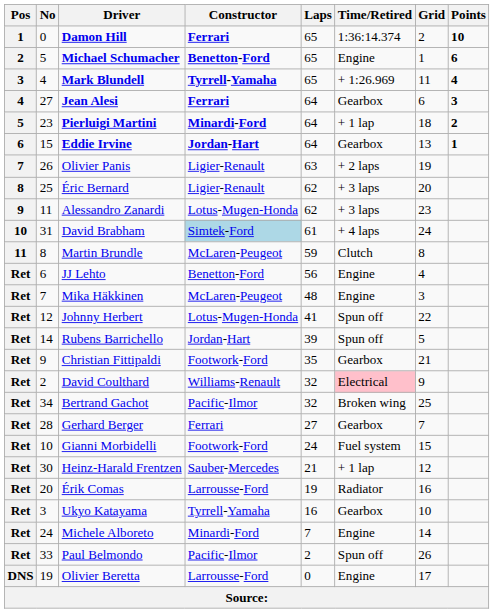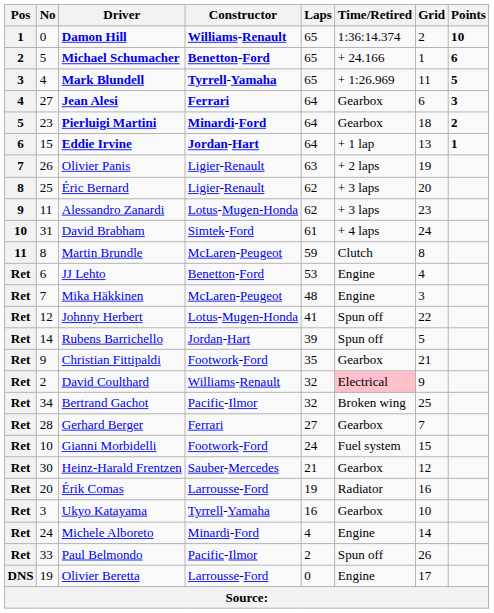(208, 37) Ferrari -> (237, 37) Williams-Renault
(356, 58) Engine -> (361, 58) + 24.166
(454, 80) 4 -> (454, 80) 5
(356, 123) + 1 lap -> (360, 123) Gearbox
(360, 144) Gearbox -> (356, 144) + 1 lap
(221, 231) lightblue background -> (221, 231) no background
(311, 274) 56 -> (311, 274) 53
(356, 468) + 1 lap -> (360, 468) Gearbox
(307, 532) 7 -> (307, 532) 4
